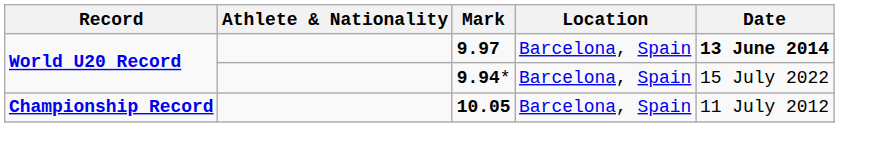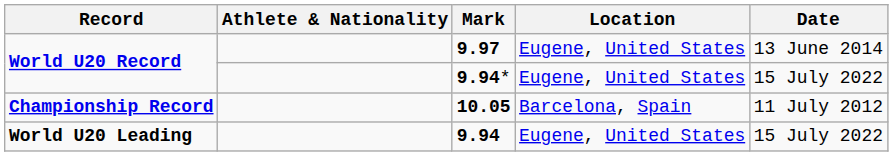(605, 49) Barcelona, Spain -> (632, 49) Eugene, United States
(765, 49) bold -> (818, 49) normal
(605, 78) Barcelona, Spain -> (632, 78) Eugene, United States
+ row: (478, 136)
